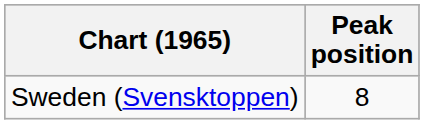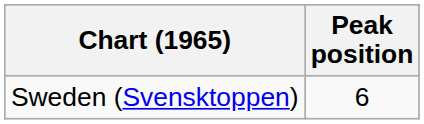(362, 97) 8 -> (362, 97) 6
